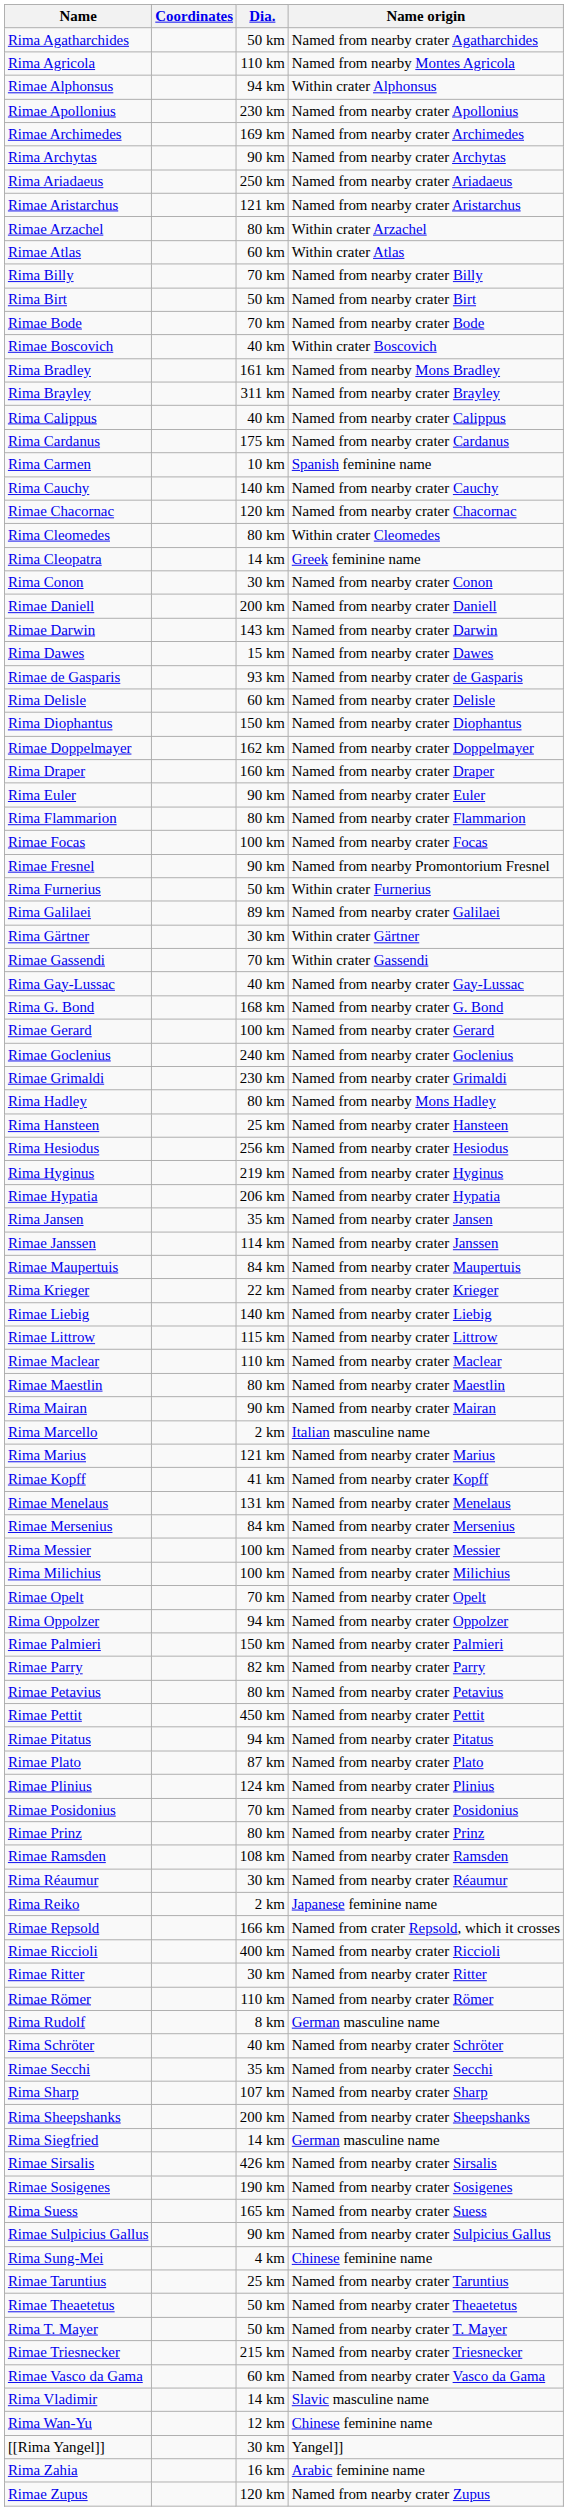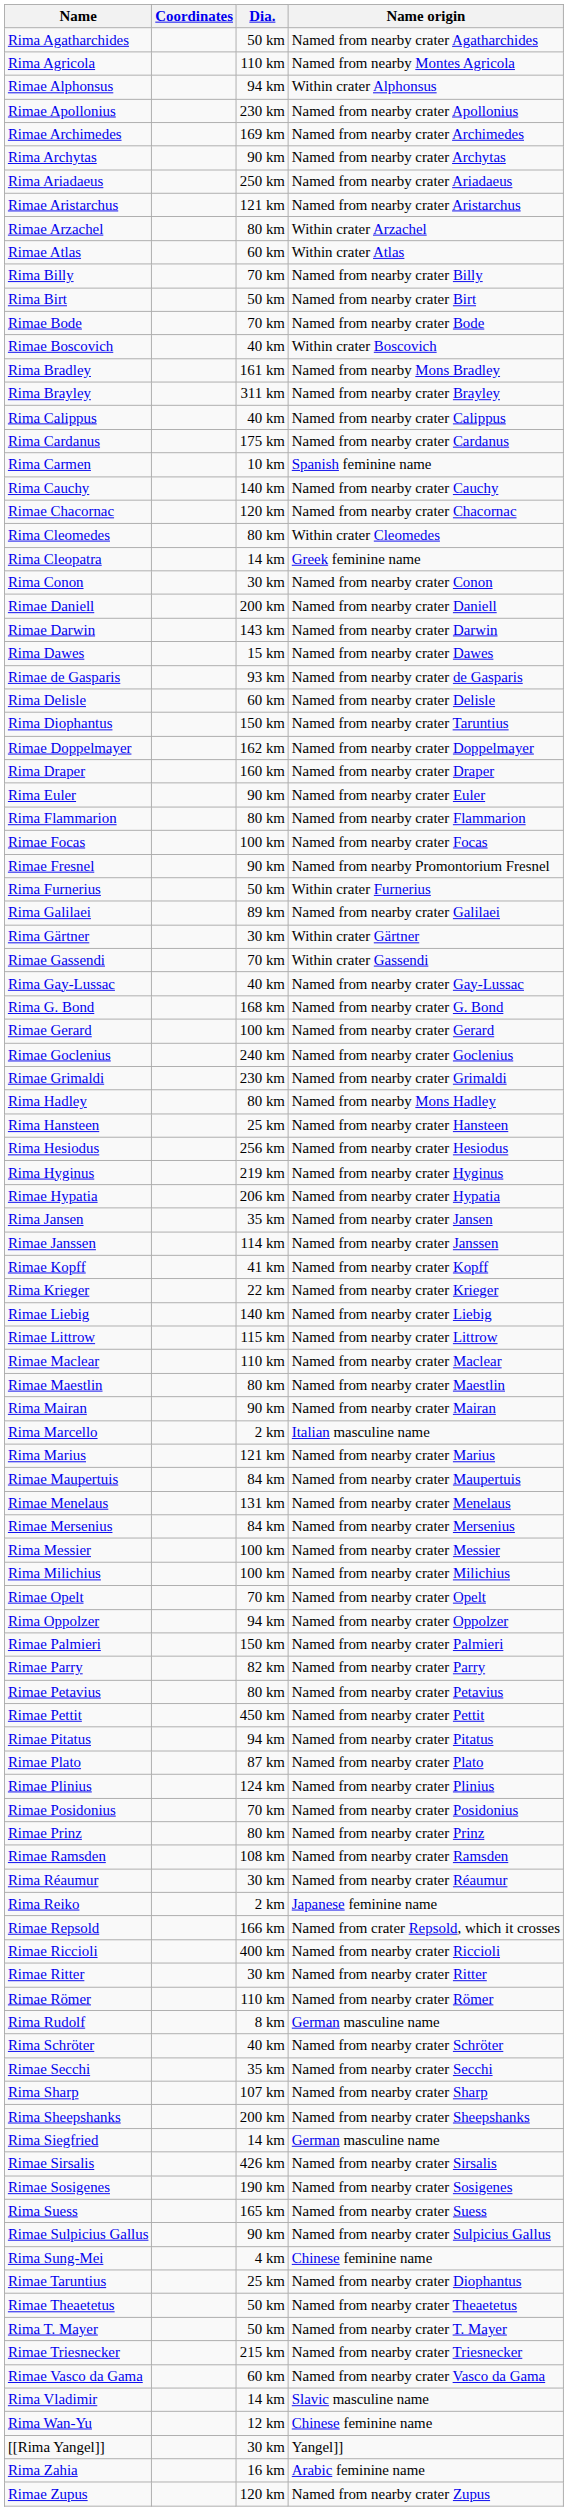(407, 724) Named from nearby crater Diophantus -> (400, 724) Named from nearby crater Taruntius
rows swapped: (47, 1479) <-> (63, 1267)
(400, 2281) Named from nearby crater Taruntius -> (407, 2281) Named from nearby crater Diophantus
